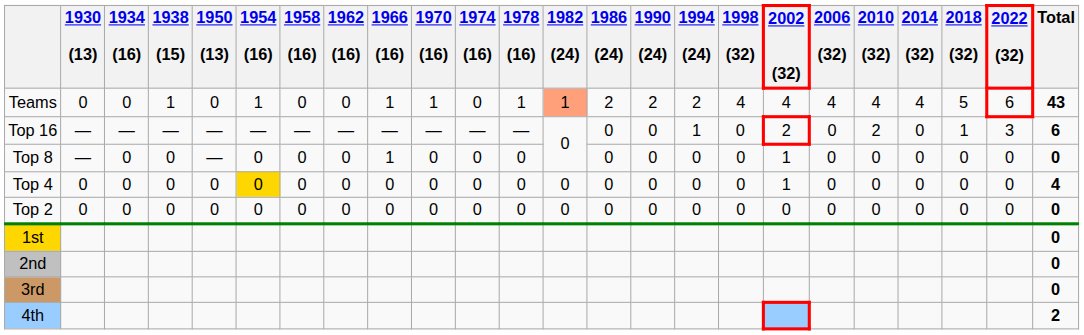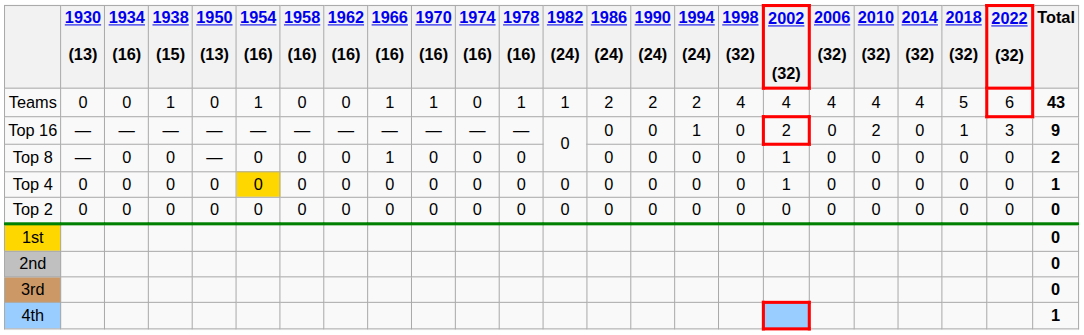(565, 102) lightsalmon background -> (565, 102) no background
(1056, 130) 6 -> (1056, 130) 9
(1056, 157) 0 -> (1056, 157) 2
(1056, 184) 4 -> (1056, 184) 1
(1056, 315) 2 -> (1056, 315) 1
